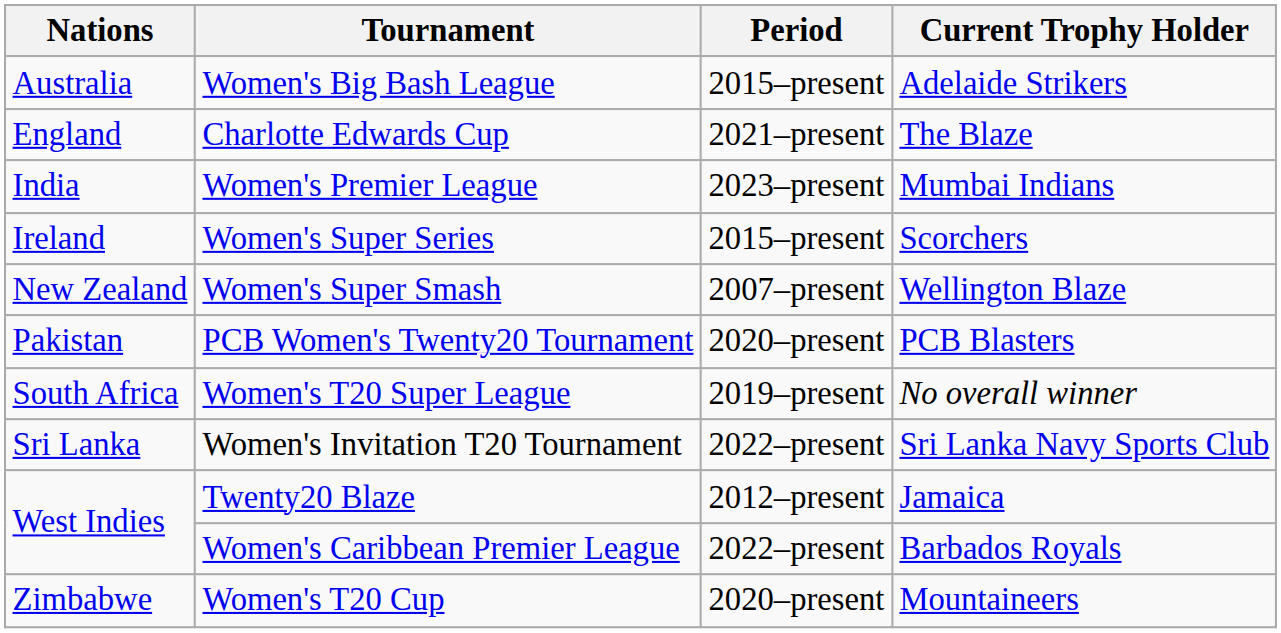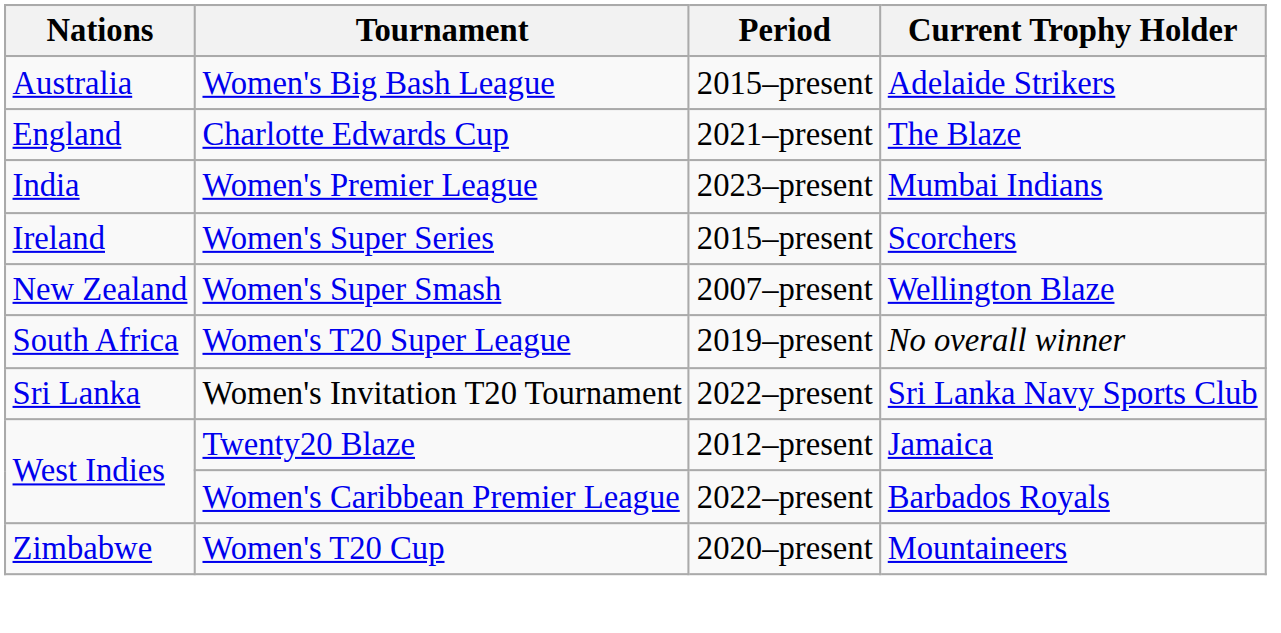- row: (448, 340)
